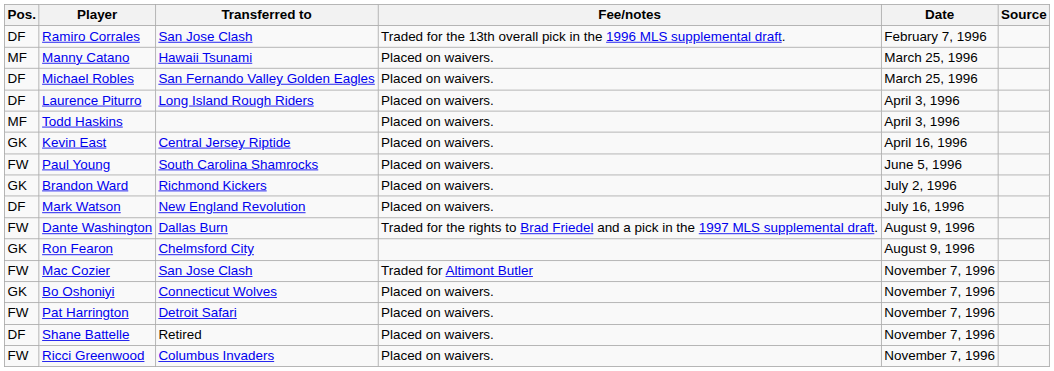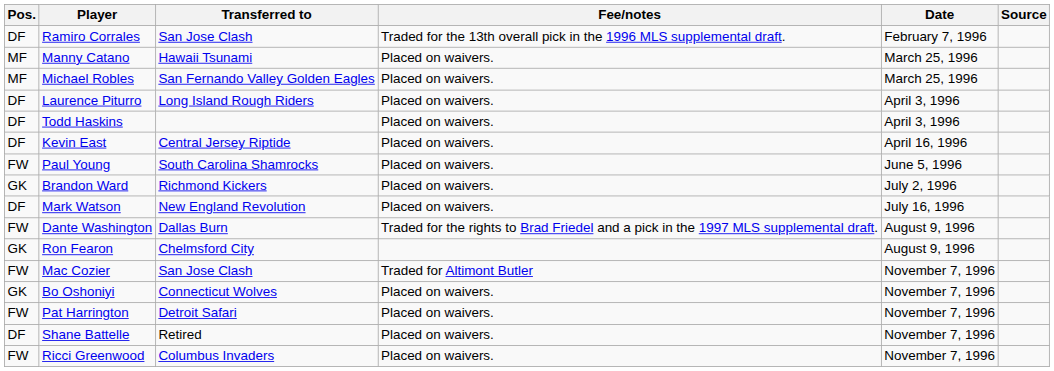(16, 79) DF -> (17, 79) MF
(17, 121) MF -> (16, 121) DF
(17, 143) GK -> (16, 143) DF
